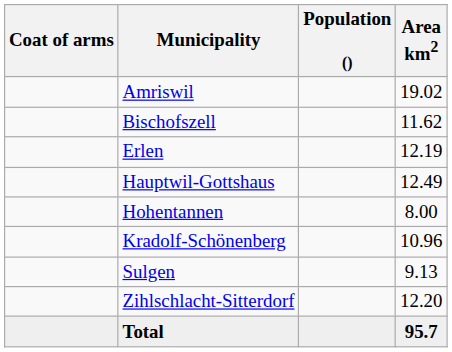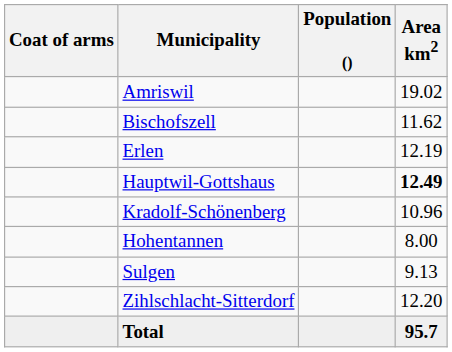(421, 181) normal -> (421, 181) bold
rows swapped: (173, 211) <-> (204, 241)
